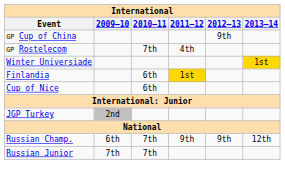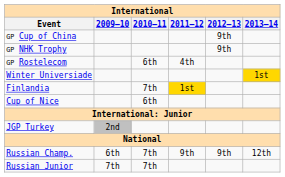+ row: (36, 50)
(150, 50) 7th -> (150, 62) 6th
(150, 75) 6th -> (150, 88) 7th
